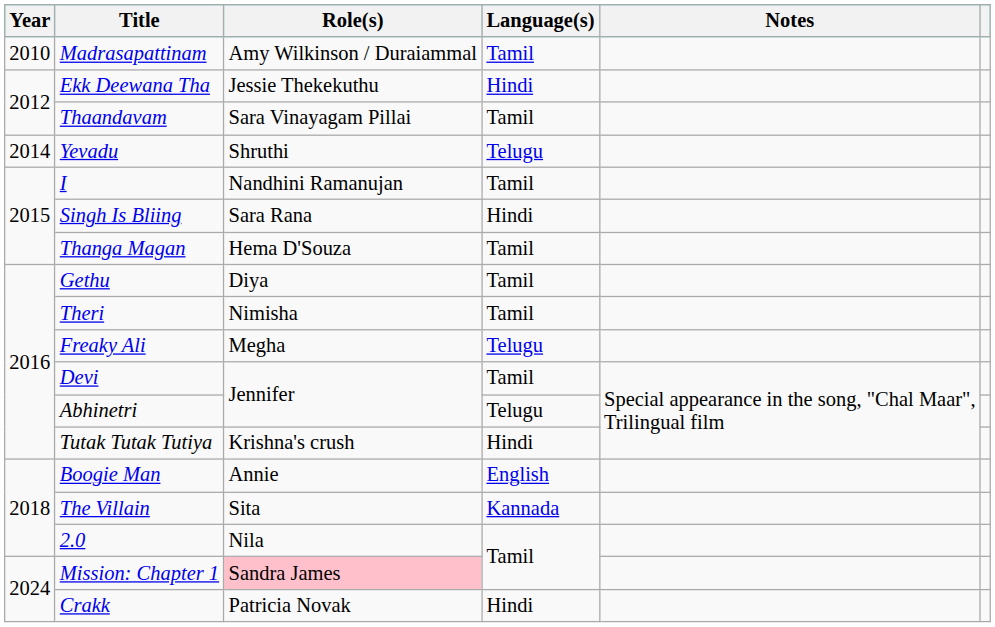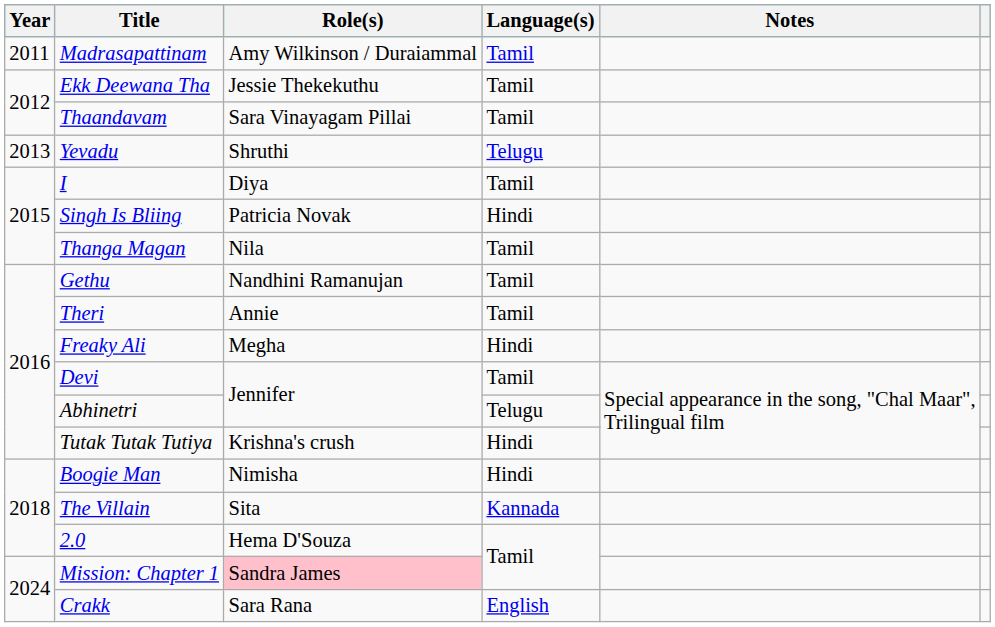(30, 53) 2010 -> (29, 53) 2011
(510, 85) Hindi -> (510, 85) Tamil
(30, 150) 2014 -> (30, 150) 2013
(316, 183) Nandhini Ramanujan -> (248, 183) Diya
(270, 215) Sara Rana -> (290, 215) Patricia Novak
(290, 248) Hema D'Souza -> (246, 248) Nila
(248, 280) Diya -> (316, 280) Nandhini Ramanujan
(263, 313) Nimisha -> (254, 313) Annie
(515, 345) Telugu -> (510, 345) Hindi
(254, 475) Annie -> (263, 475) Nimisha
(518, 475) English -> (510, 475) Hindi
(246, 540) Nila -> (290, 540) Hema D'Souza
(290, 605) Patricia Novak -> (270, 605) Sara Rana
(510, 605) Hindi -> (518, 605) English
